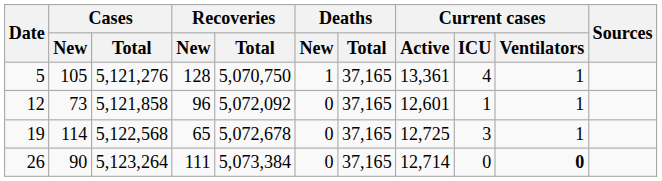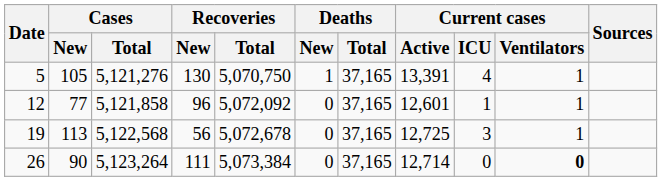(197, 76) 128 -> (197, 76) 130
(425, 76) 13,361 -> (425, 76) 13,391
(78, 104) 73 -> (78, 104) 77
(74, 133) 114 -> (74, 133) 113
(201, 133) 65 -> (201, 133) 56
